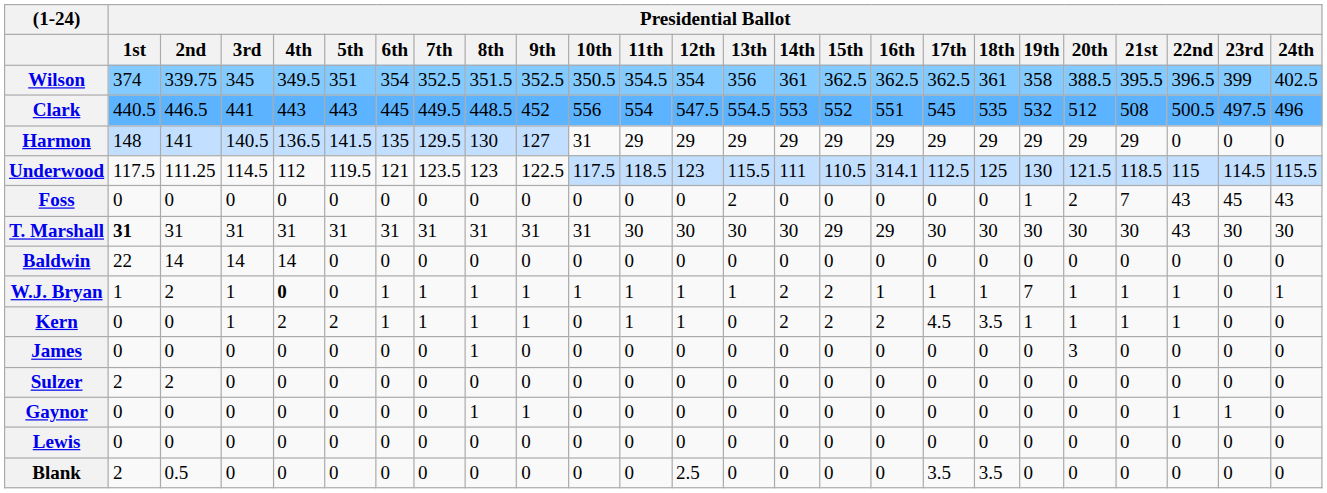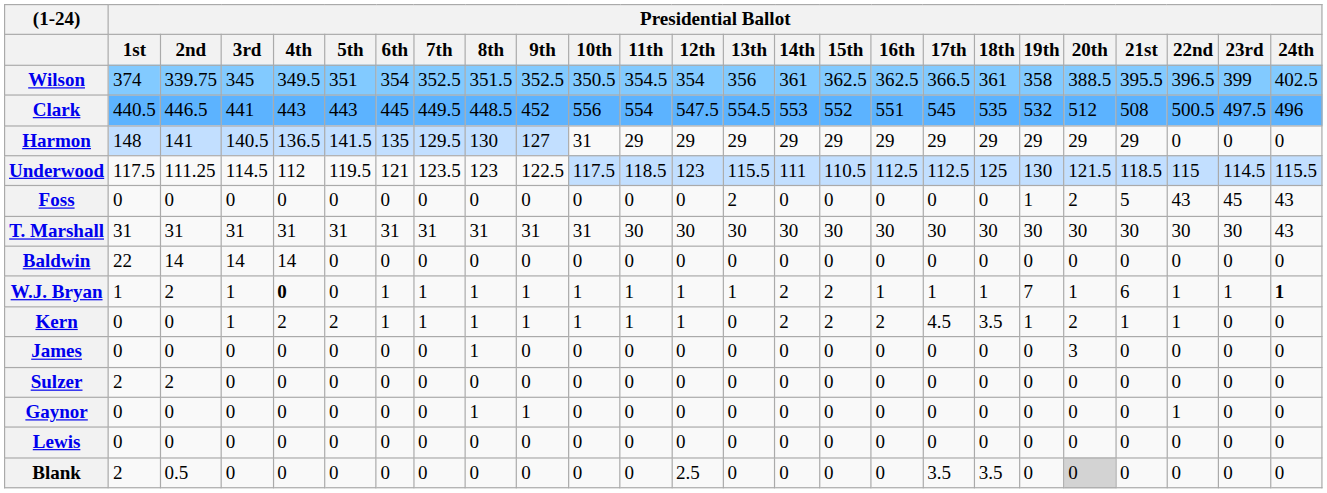(949, 79) 362.5 -> (949, 79) 366.5
(897, 170) 314.1 -> (897, 170) 112.5
(1125, 200) 7 -> (1125, 200) 5
(122, 230) bold -> (122, 230) normal
(834, 230) 29 -> (834, 230) 30
(885, 230) 29 -> (885, 230) 30
(1181, 230) 43 -> (1181, 230) 30
(1284, 230) 30 -> (1284, 230) 43
(1125, 291) 1 -> (1125, 291) 6
(1228, 291) 0 -> (1228, 291) 1
(1280, 291) normal -> (1280, 291) bold
(578, 321) 0 -> (578, 321) 1
(1073, 321) 1 -> (1073, 321) 2
(1228, 412) 1 -> (1228, 412) 0
(1073, 472) no background -> (1073, 472) lightgrey background
